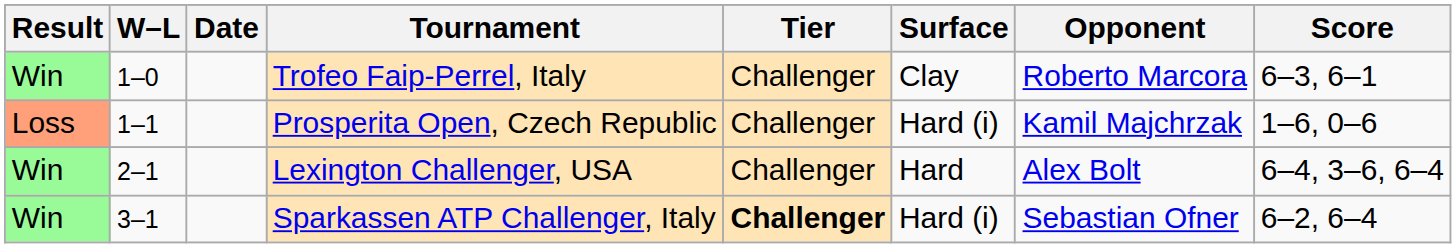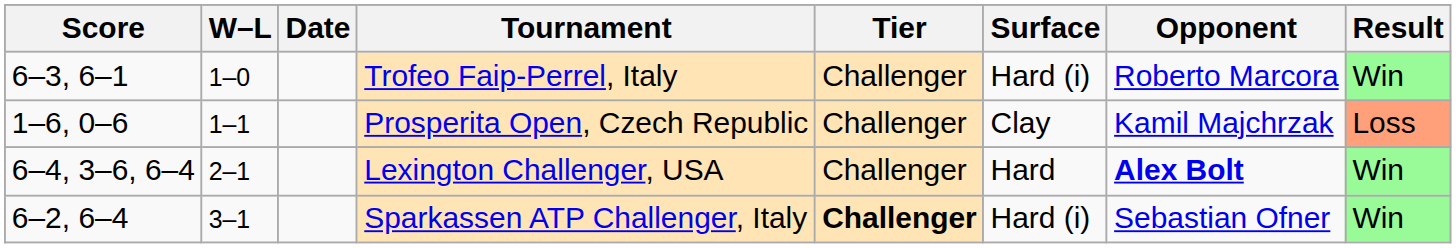columns swapped: (58, 28) <-> (1352, 28)
(929, 75) Clay -> (1040, 75) Hard (i)
(949, 123) Hard (i) -> (1020, 123) Clay
(1082, 170) normal -> (1179, 170) bold
